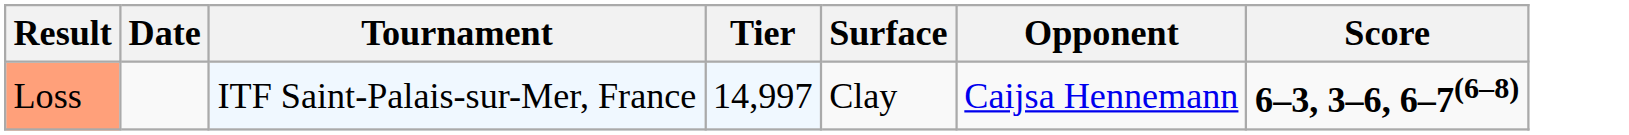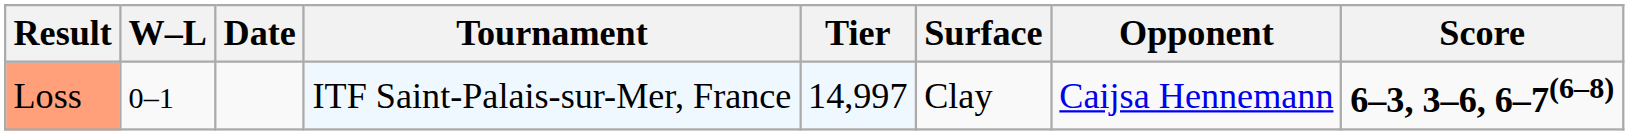+ column: (168, 33)
